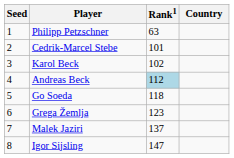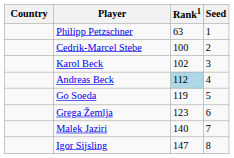columns swapped: (204, 13) <-> (17, 13)
(156, 47) 101 -> (181, 47) 100
(156, 96) 118 -> (180, 96) 119
(156, 129) 137 -> (181, 129) 140
